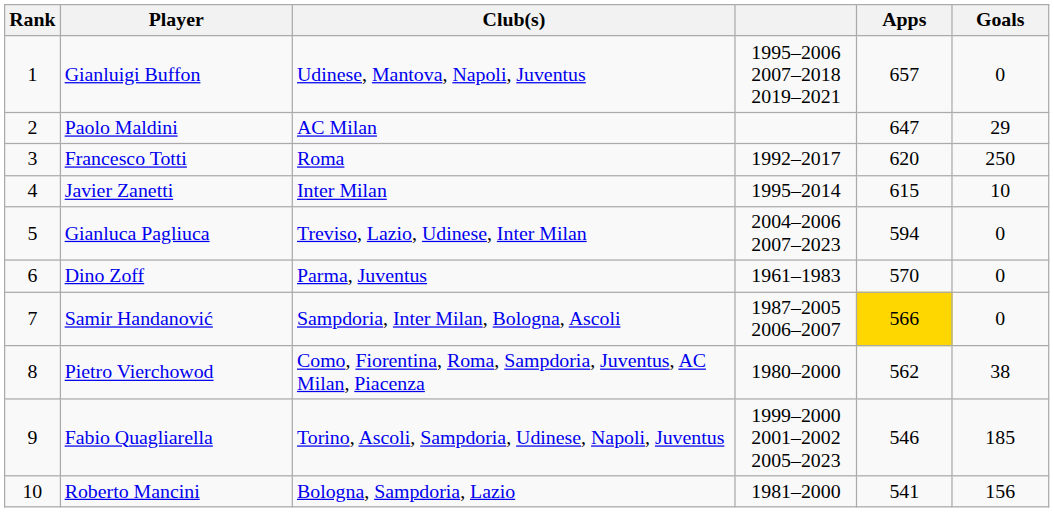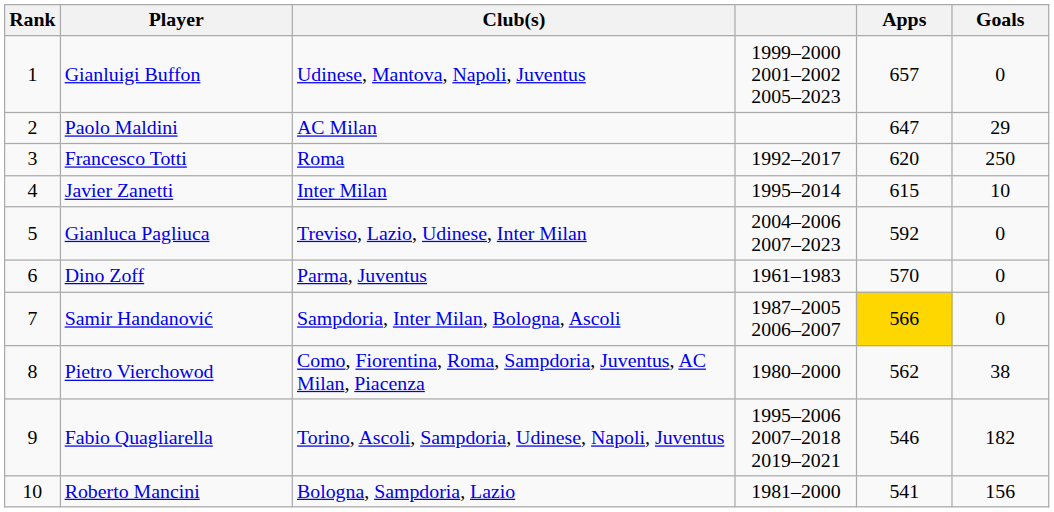(796, 74) 1995–2006 2007–2018 2019–2021 -> (796, 74) 1999–2000 2001–2002 2005–2023
(904, 233) 594 -> (904, 233) 592
(796, 437) 1999–2000 2001–2002 2005–2023 -> (796, 437) 1995–2006 2007–2018 2019–2021
(1000, 437) 185 -> (1000, 437) 182
